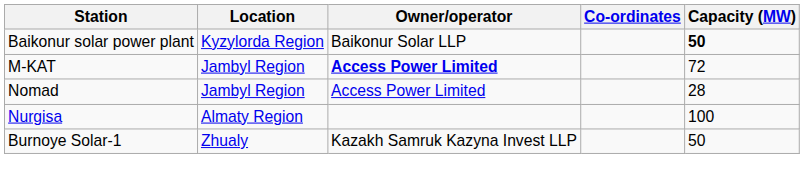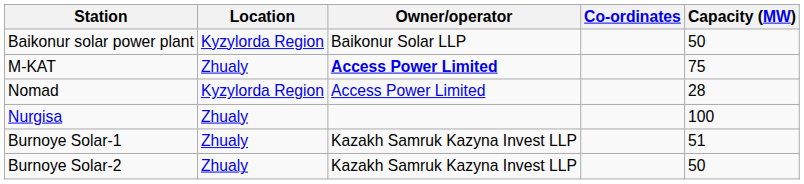(697, 41) bold -> (697, 41) normal
(253, 66) Jambyl Region -> (225, 66) Zhualy
(697, 66) 72 -> (697, 66) 75
(253, 91) Jambyl Region -> (262, 91) Kyzylorda Region
(252, 116) Almaty Region -> (225, 116) Zhualy
(697, 141) 50 -> (697, 141) 51
+ row: (65, 166)
